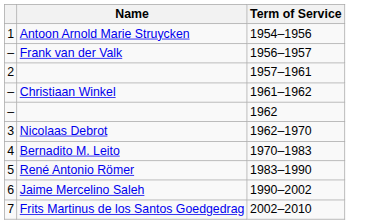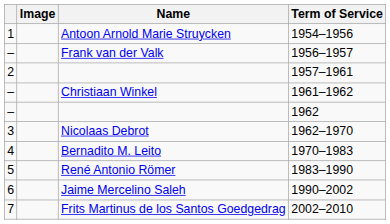+ column: (38, 14)
